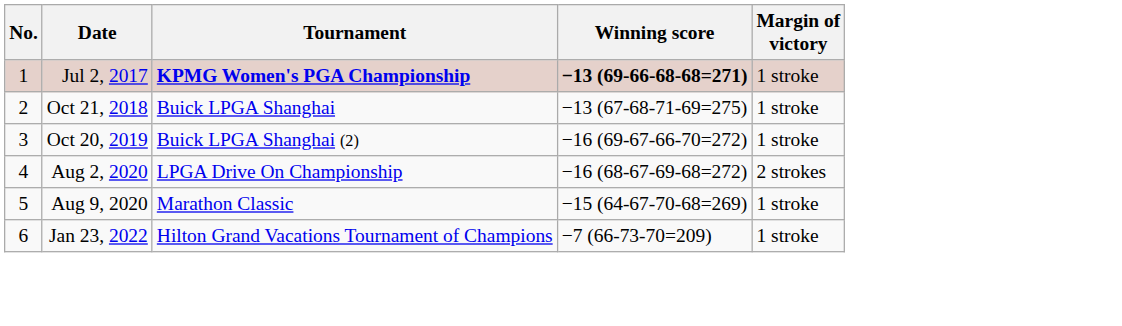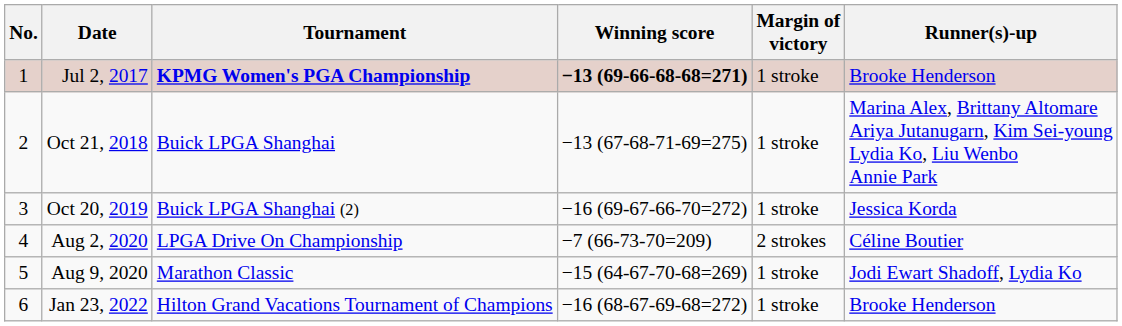+ column: (981, 32)
(654, 172) −16 (68-67-69-68=272) -> (637, 241) −7 (66-73-70=209)
(637, 236) −7 (66-73-70=209) -> (654, 305) −16 (68-67-69-68=272)
